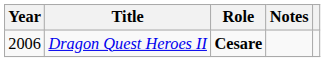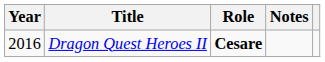(25, 43) 2006 -> (25, 43) 2016
